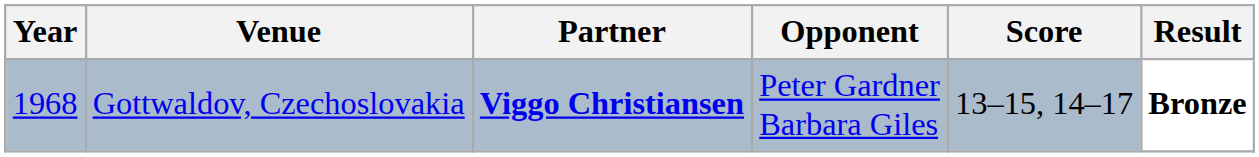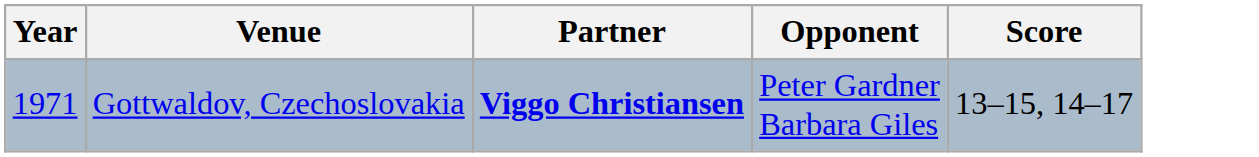- column: (1198, 31)
(45, 104) 1968 -> (45, 104) 1971
